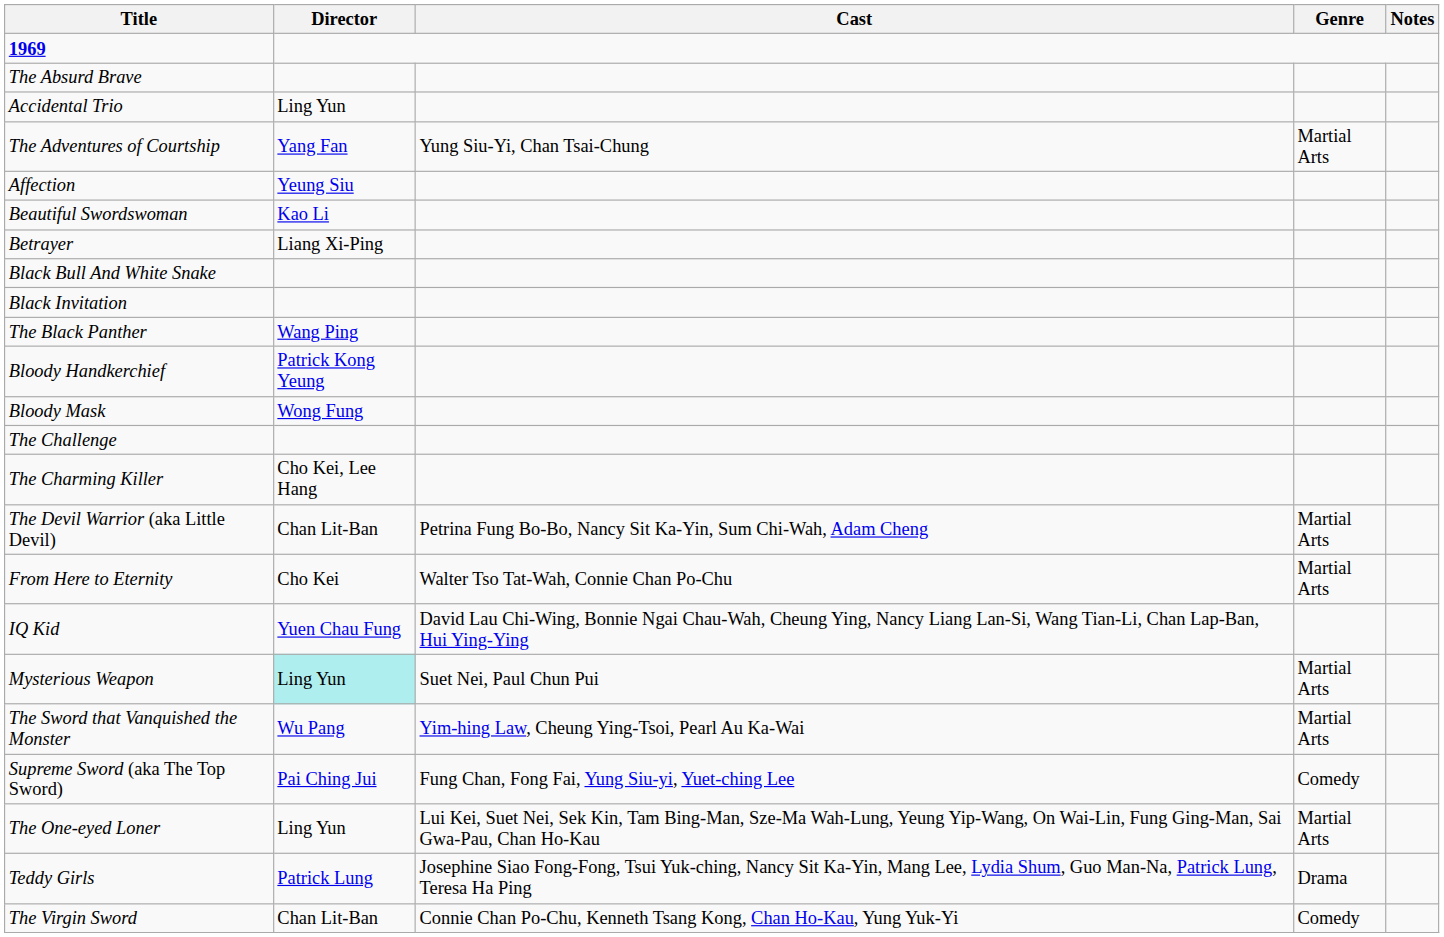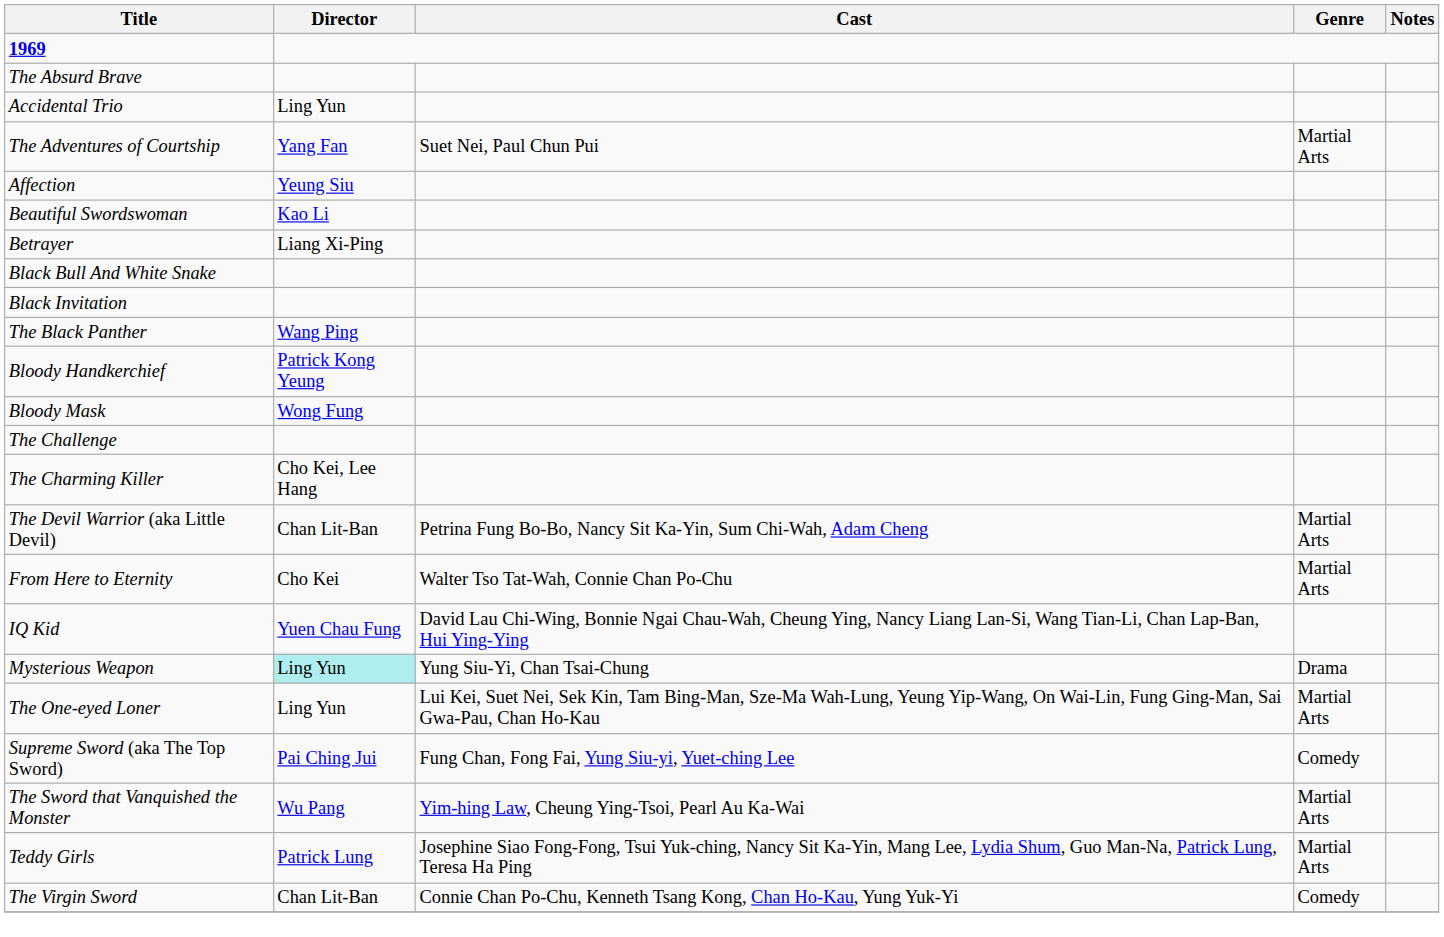(534, 146) Yung Siu-Yi, Chan Tsai-Chung -> (509, 146) Suet Nei, Paul Chun Pui
(509, 678) Suet Nei, Paul Chun Pui -> (534, 668) Yung Siu-Yi, Chan Tsai-Chung
(1325, 678) Martial Arts -> (1322, 668) Drama
rows swapped: (84, 828) <-> (123, 728)
(1322, 878) Drama -> (1325, 857) Martial Arts
